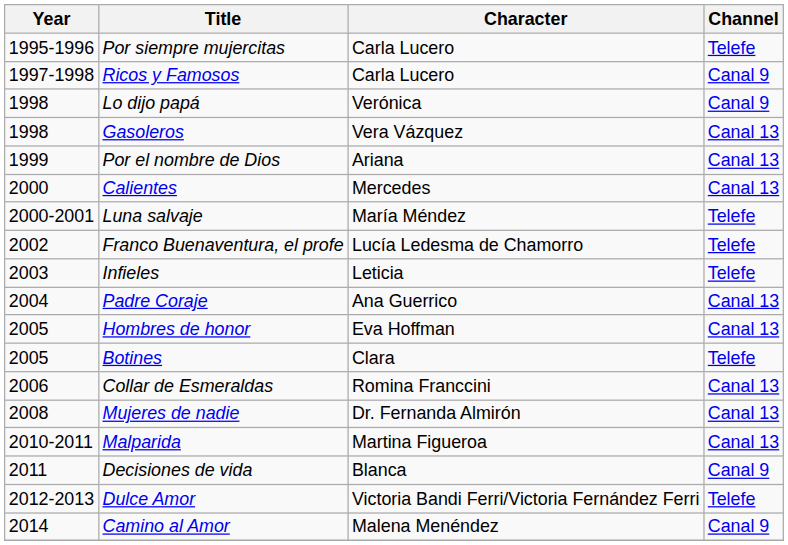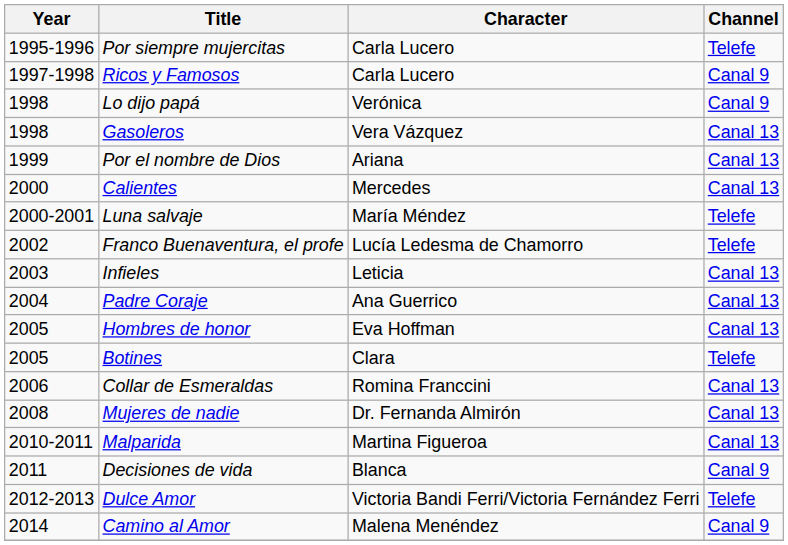(732, 273) Telefe -> (743, 273) Canal 13
